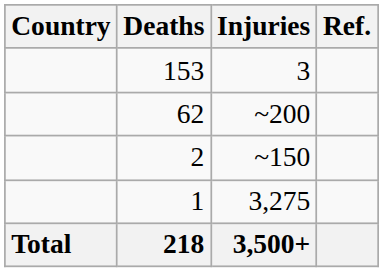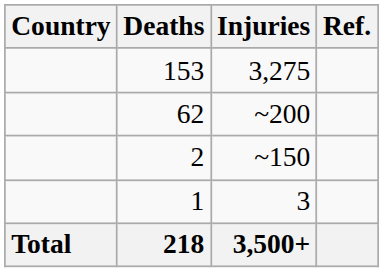(303, 69) 3 -> (279, 69) 3,275
(279, 200) 3,275 -> (303, 200) 3
